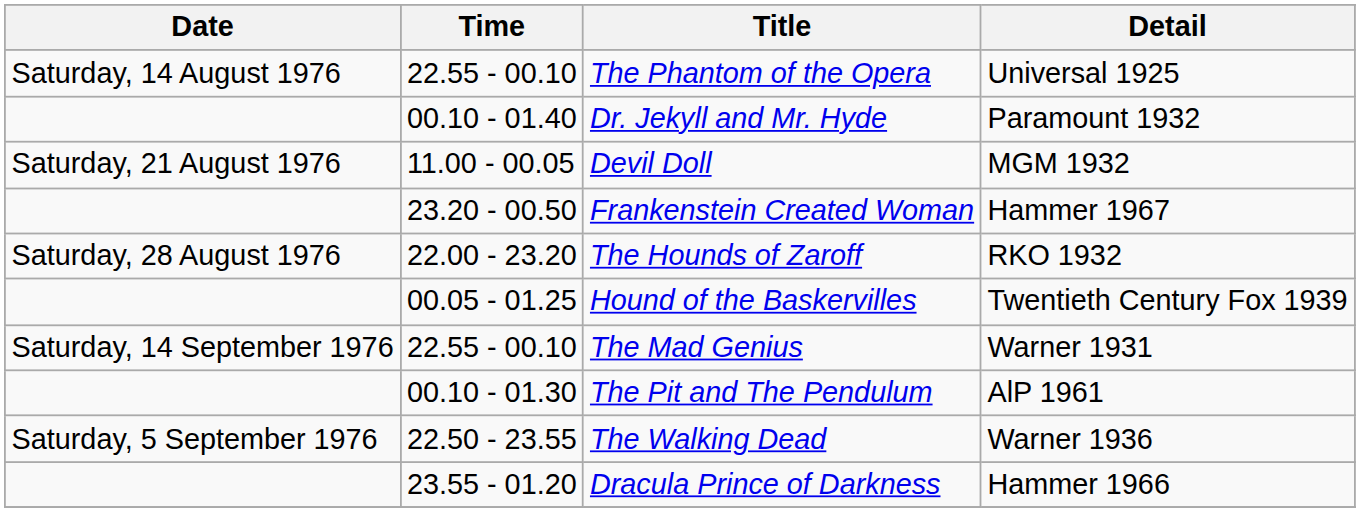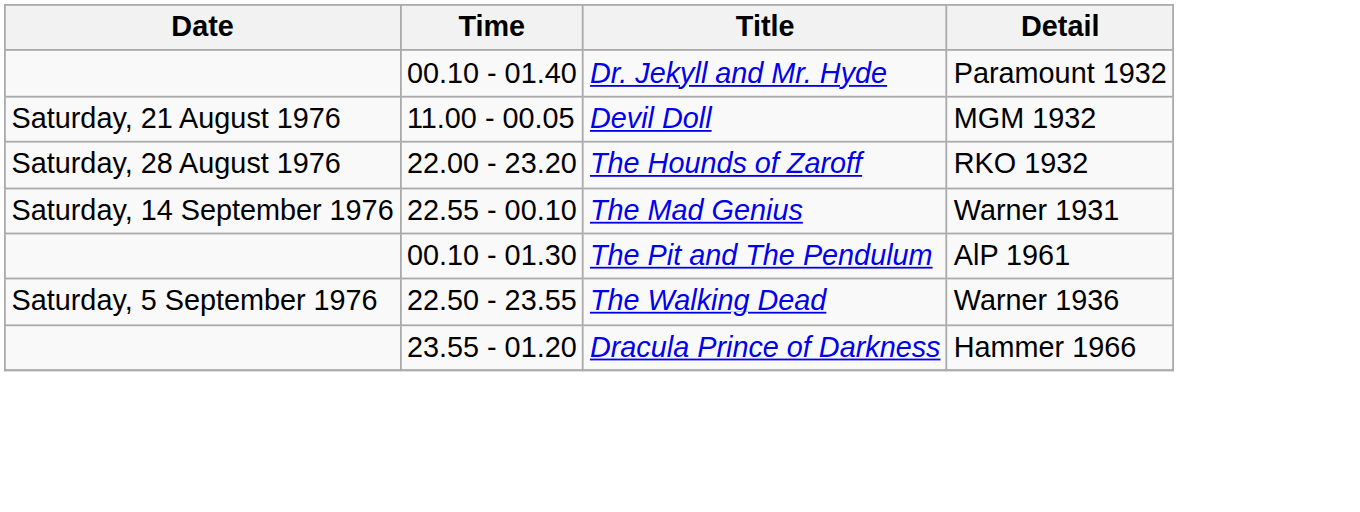- row: (760, 73)
- row: (782, 210)
- row: (753, 301)
